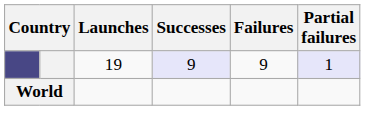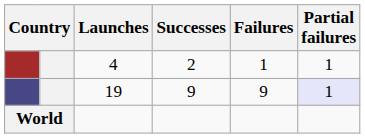+ row: (113, 64)
(191, 64) lavender background -> (191, 91) no background
